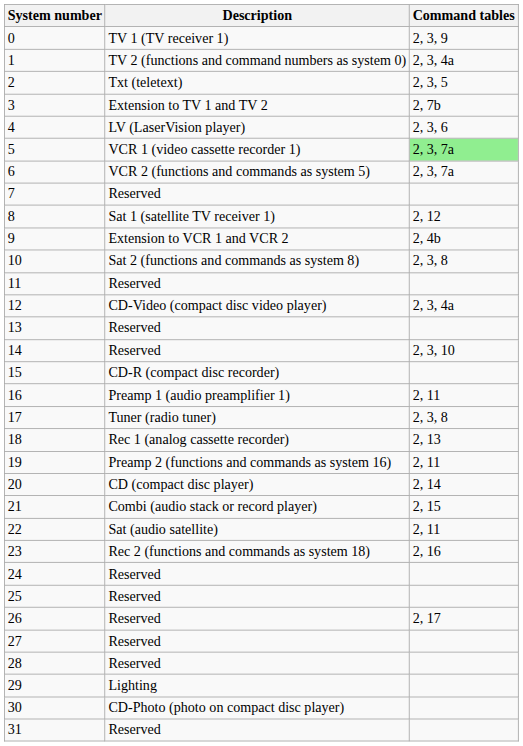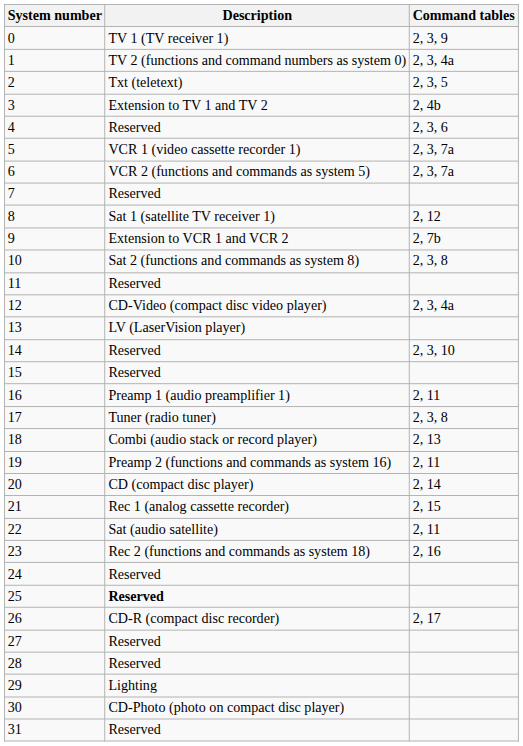(427, 104) 2, 7b -> (427, 104) 2, 4b
(177, 127) LV (LaserVision player) -> (135, 127) Reserved
(433, 149) lightgreen background -> (433, 149) no background
(427, 238) 2, 4b -> (427, 238) 2, 7b
(135, 328) Reserved -> (177, 328) LV (LaserVision player)
(194, 372) CD-R (compact disc recorder) -> (135, 372) Reserved
(199, 439) Rec 1 (analog cassette recorder) -> (213, 439) Combi (audio stack or record player)
(213, 506) Combi (audio stack or record player) -> (199, 506) Rec 1 (analog cassette recorder)
(135, 596) normal -> (136, 596) bold
(135, 618) Reserved -> (194, 618) CD-R (compact disc recorder)
